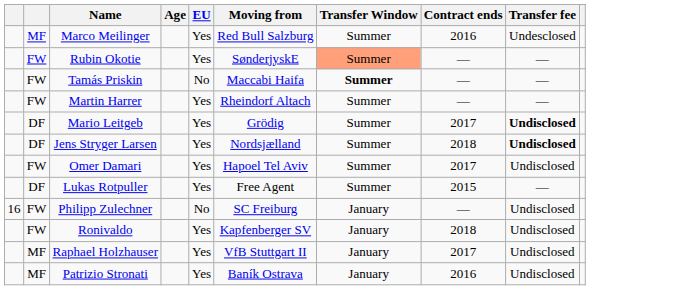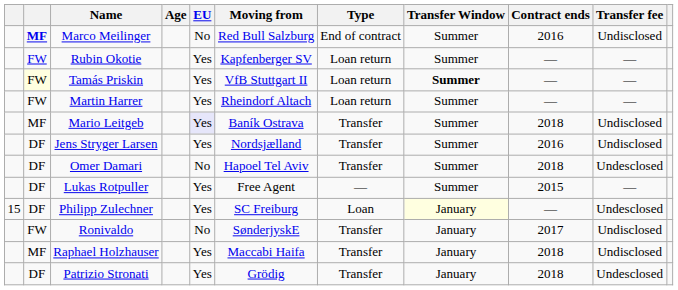+ column: (361, 14)
(37, 36) normal -> (37, 36) bold
(202, 36) Yes -> (202, 36) No
(542, 36) Undesclosed -> (630, 36) Undisclosed
(265, 57) SønderjyskE -> (266, 57) Kapfenberger SV
(369, 57) lightsalmon background -> (456, 57) no background
(37, 79) no background -> (37, 79) lightyellow background
(202, 79) No -> (202, 79) Yes
(265, 79) Maccabi Haifa -> (266, 79) VfB Stuttgart II
(37, 122) DF -> (37, 122) MF
(202, 122) no background -> (202, 122) lavender background
(265, 122) Grödig -> (266, 122) Baník Ostrava
(463, 122) 2017 -> (551, 122) 2018
(542, 122) bold -> (630, 122) normal
(463, 144) 2018 -> (551, 144) 2016
(542, 144) bold -> (630, 144) normal
(37, 165) FW -> (37, 165) DF
(202, 165) Yes -> (202, 165) No
(463, 165) 2017 -> (551, 165) 2018
(542, 165) Undisclosed -> (630, 165) Undesclosed
(14, 208) 16 -> (14, 208) 15
(37, 208) FW -> (37, 208) DF
(202, 208) No -> (202, 208) Yes
(369, 208) no background -> (456, 208) lightyellow background
(542, 208) Undisclosed -> (630, 208) Undesclosed
(202, 230) Yes -> (202, 230) No
(265, 230) Kapfenberger SV -> (266, 230) SønderjyskE
(463, 230) 2018 -> (551, 230) 2017
(265, 251) VfB Stuttgart II -> (266, 251) Maccabi Haifa
(463, 251) 2017 -> (551, 251) 2018
(37, 273) MF -> (37, 273) DF
(265, 273) Baník Ostrava -> (266, 273) Grödig
(463, 273) 2016 -> (551, 273) 2018
(542, 273) Undisclosed -> (630, 273) Undesclosed
